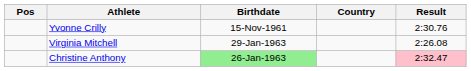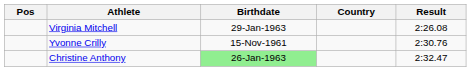rows swapped: (83, 43) <-> (78, 27)
(431, 58) pink background -> (431, 58) no background
